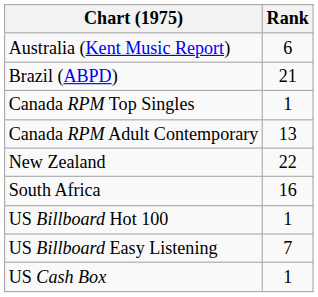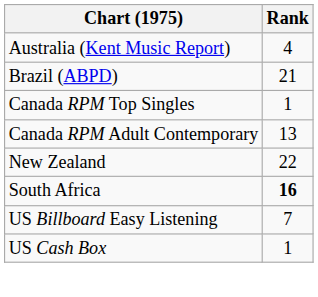(288, 47) 6 -> (288, 47) 4
(288, 190) normal -> (288, 190) bold
- row: (89, 219)
